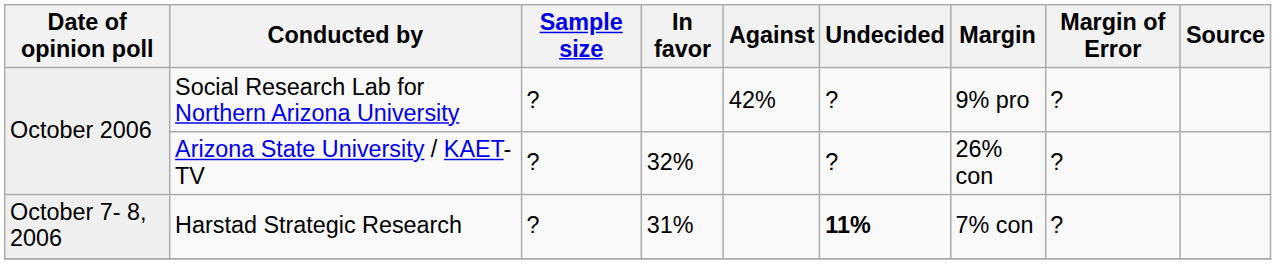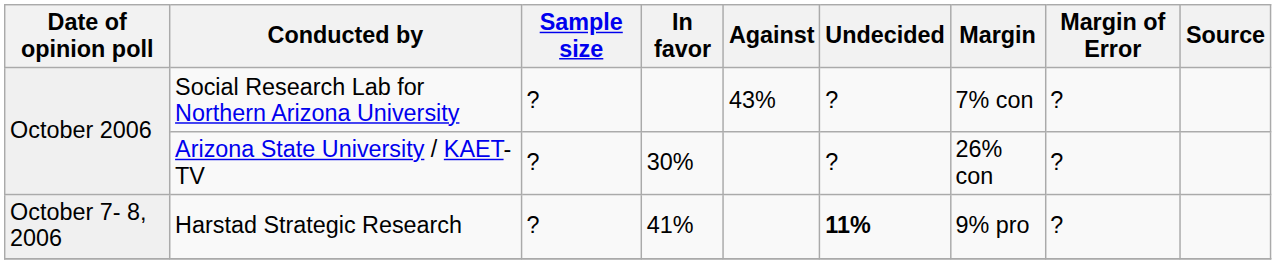(752, 99) 42% -> (752, 99) 43%
(993, 99) 9% pro -> (994, 99) 7% con
(670, 162) 32% -> (670, 162) 30%
(670, 226) 31% -> (670, 226) 41%
(994, 226) 7% con -> (993, 226) 9% pro
